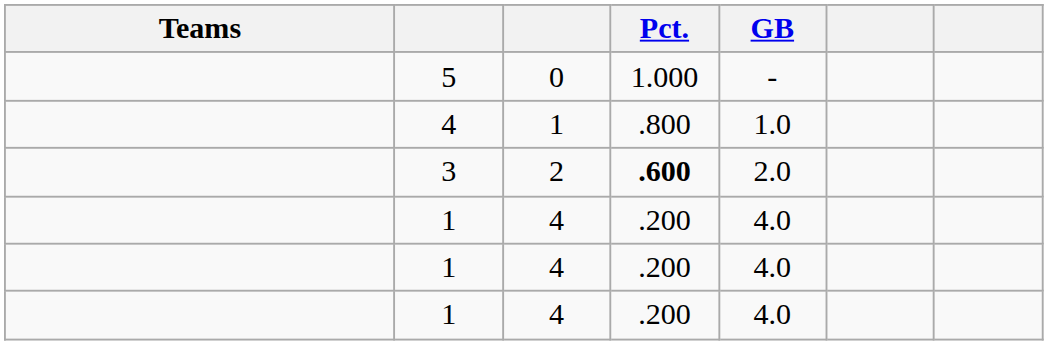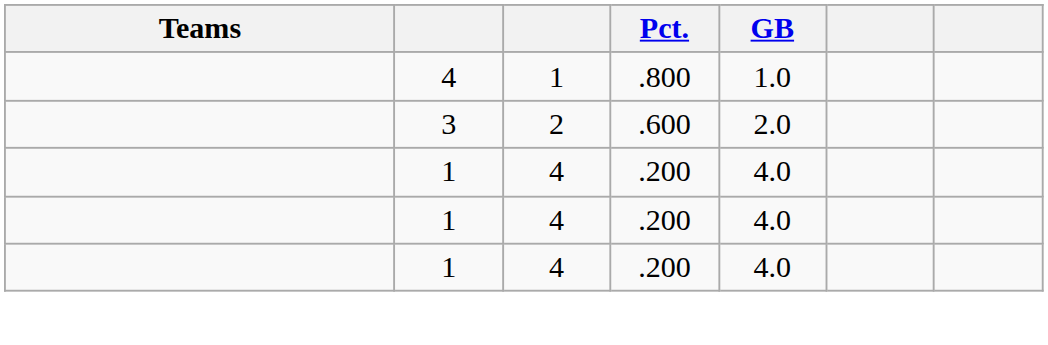- row: (449, 76)
(664, 171) bold -> (664, 123) normal
